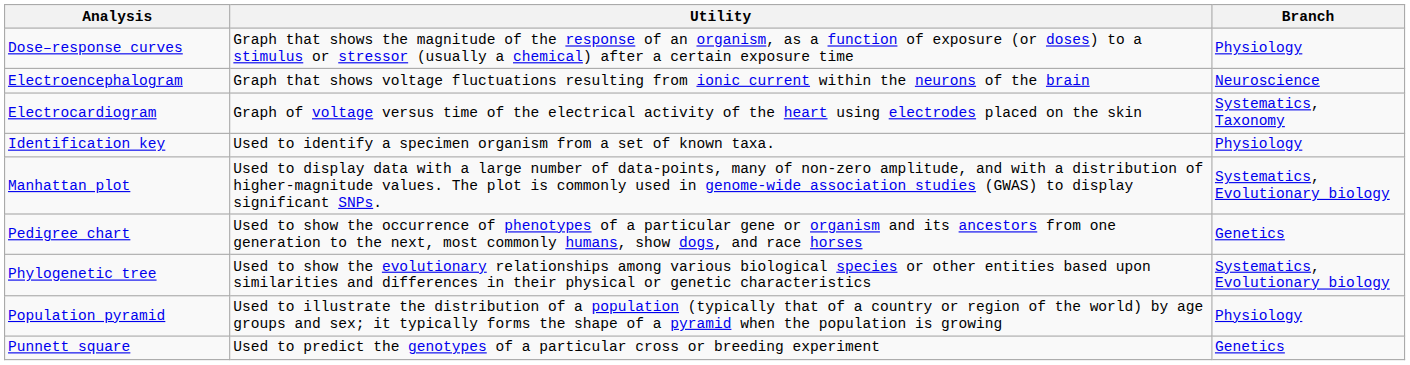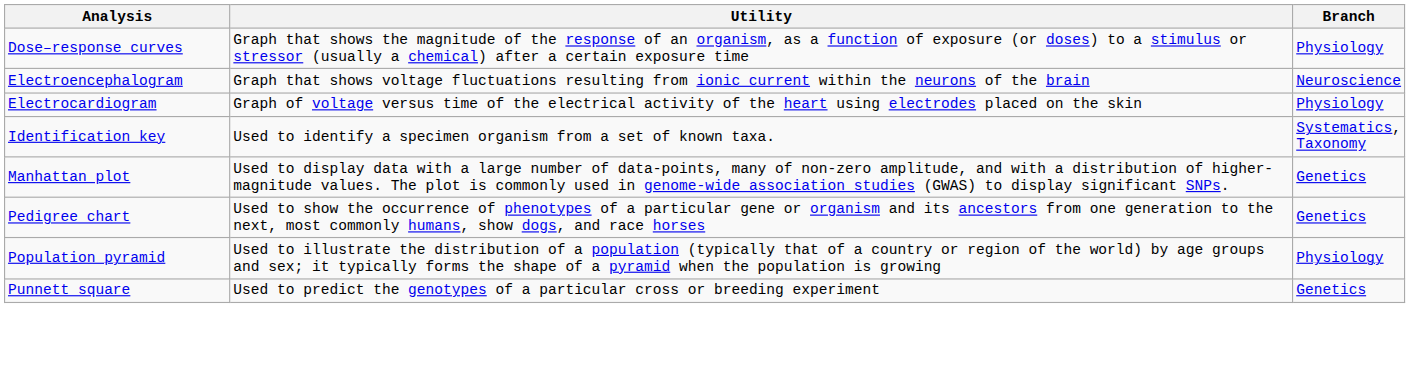(1267, 113) Systematics, Taxonomy -> (1340, 104) Physiology
(1259, 145) Physiology -> (1349, 137) Systematics, Taxonomy
(1302, 185) Systematics, Evolutionary biology -> (1331, 177) Genetics
- row: (82, 275)
